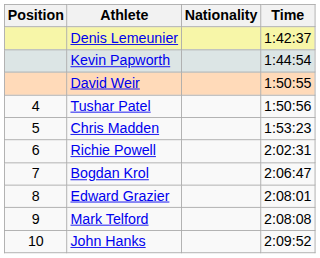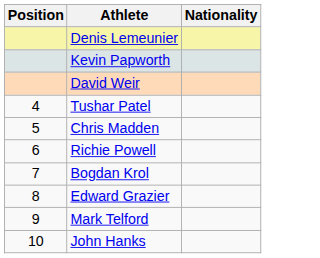- column: (288, 15)
